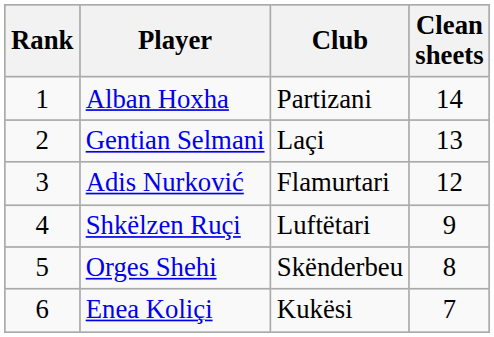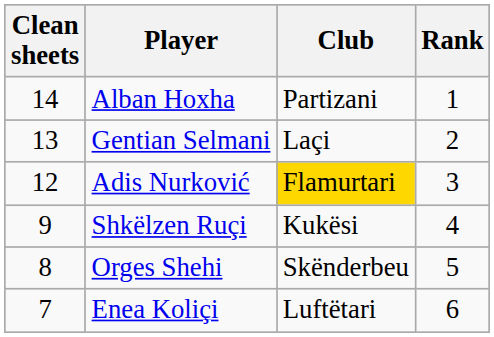columns swapped: (42, 40) <-> (449, 40)
(333, 182) no background -> (339, 182) gold background
(324, 225) Luftëtari -> (321, 225) Kukësi
(315, 310) Kukësi -> (329, 310) Luftëtari
